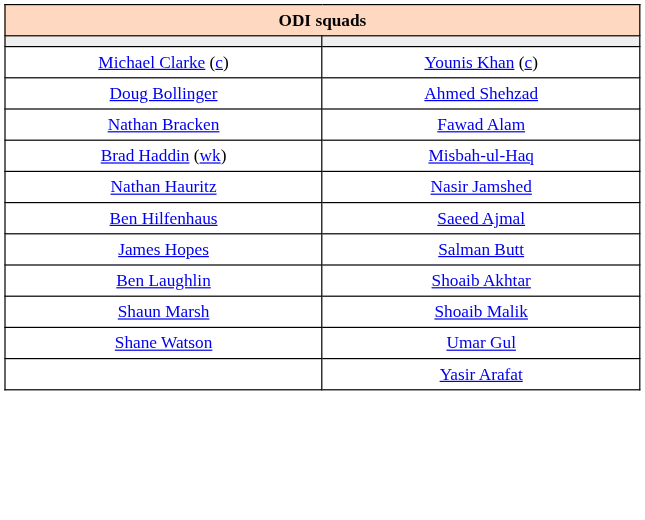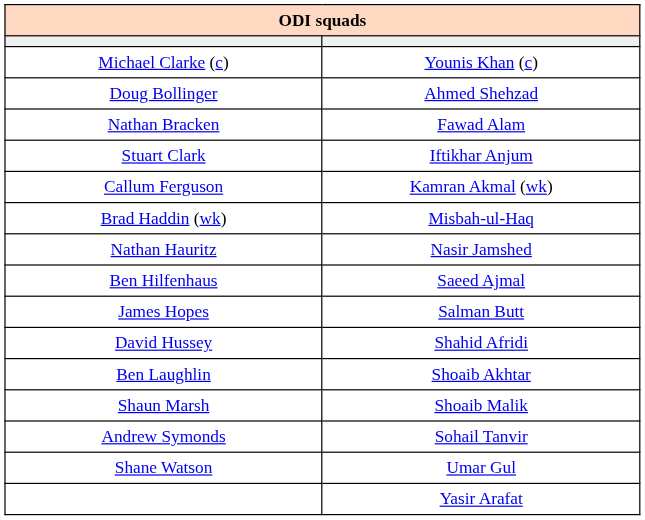+ row: (164, 155)
+ row: (164, 186)
+ row: (164, 342)
+ row: (164, 436)
